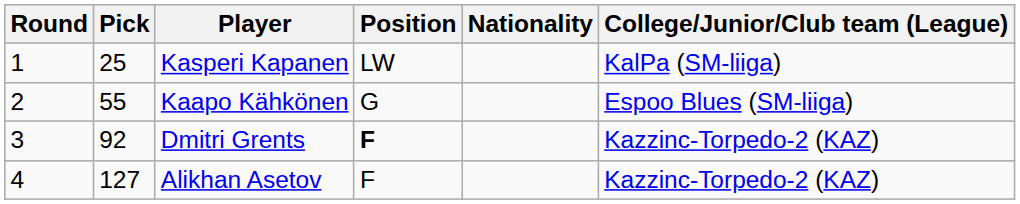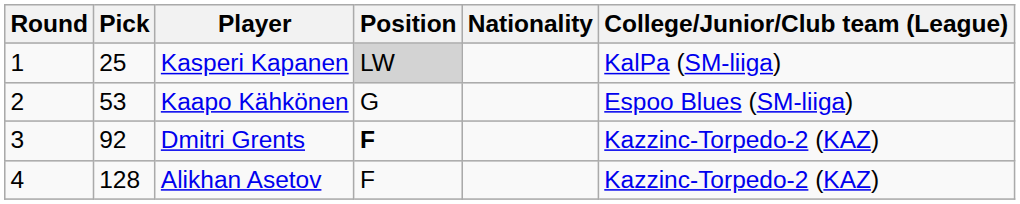(377, 62) no background -> (377, 62) lightgrey background
(113, 101) 55 -> (113, 101) 53
(120, 179) 127 -> (120, 179) 128
